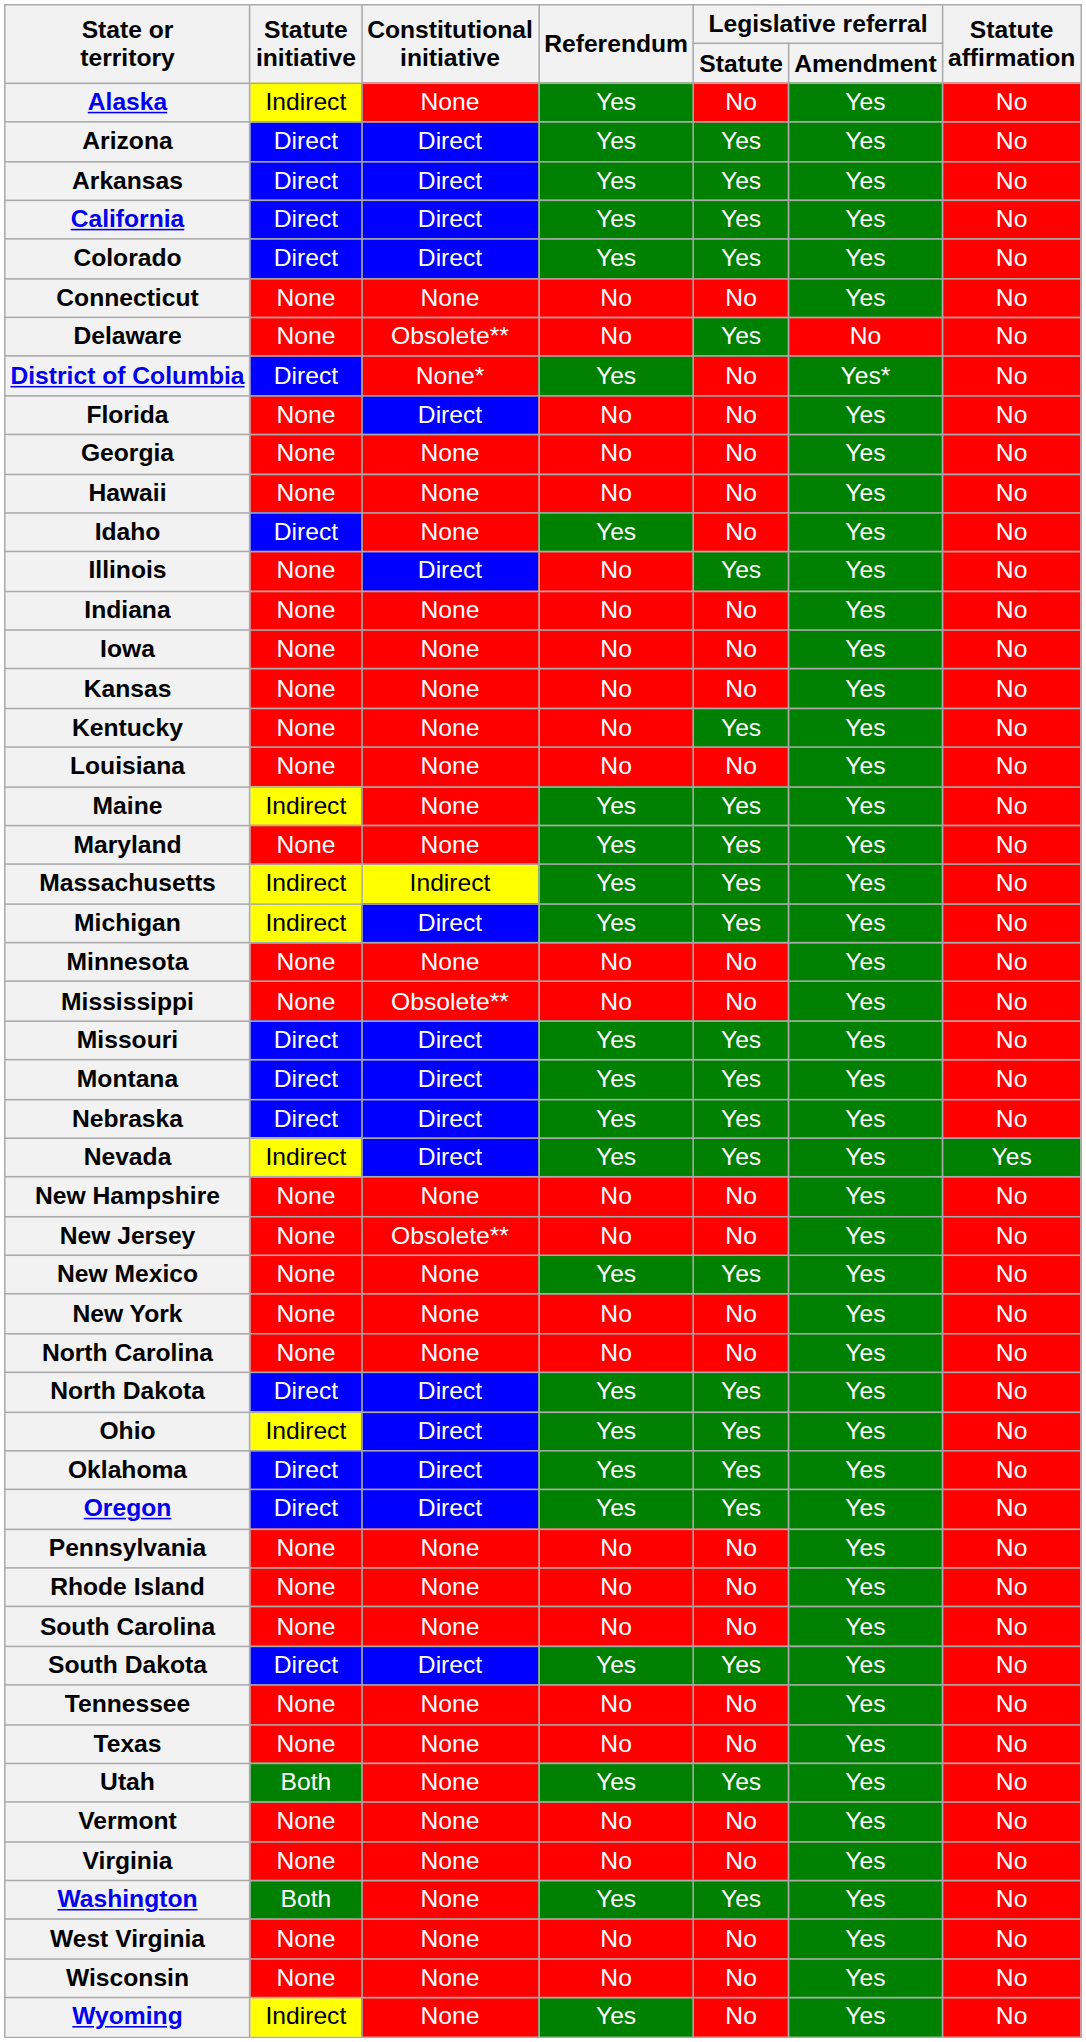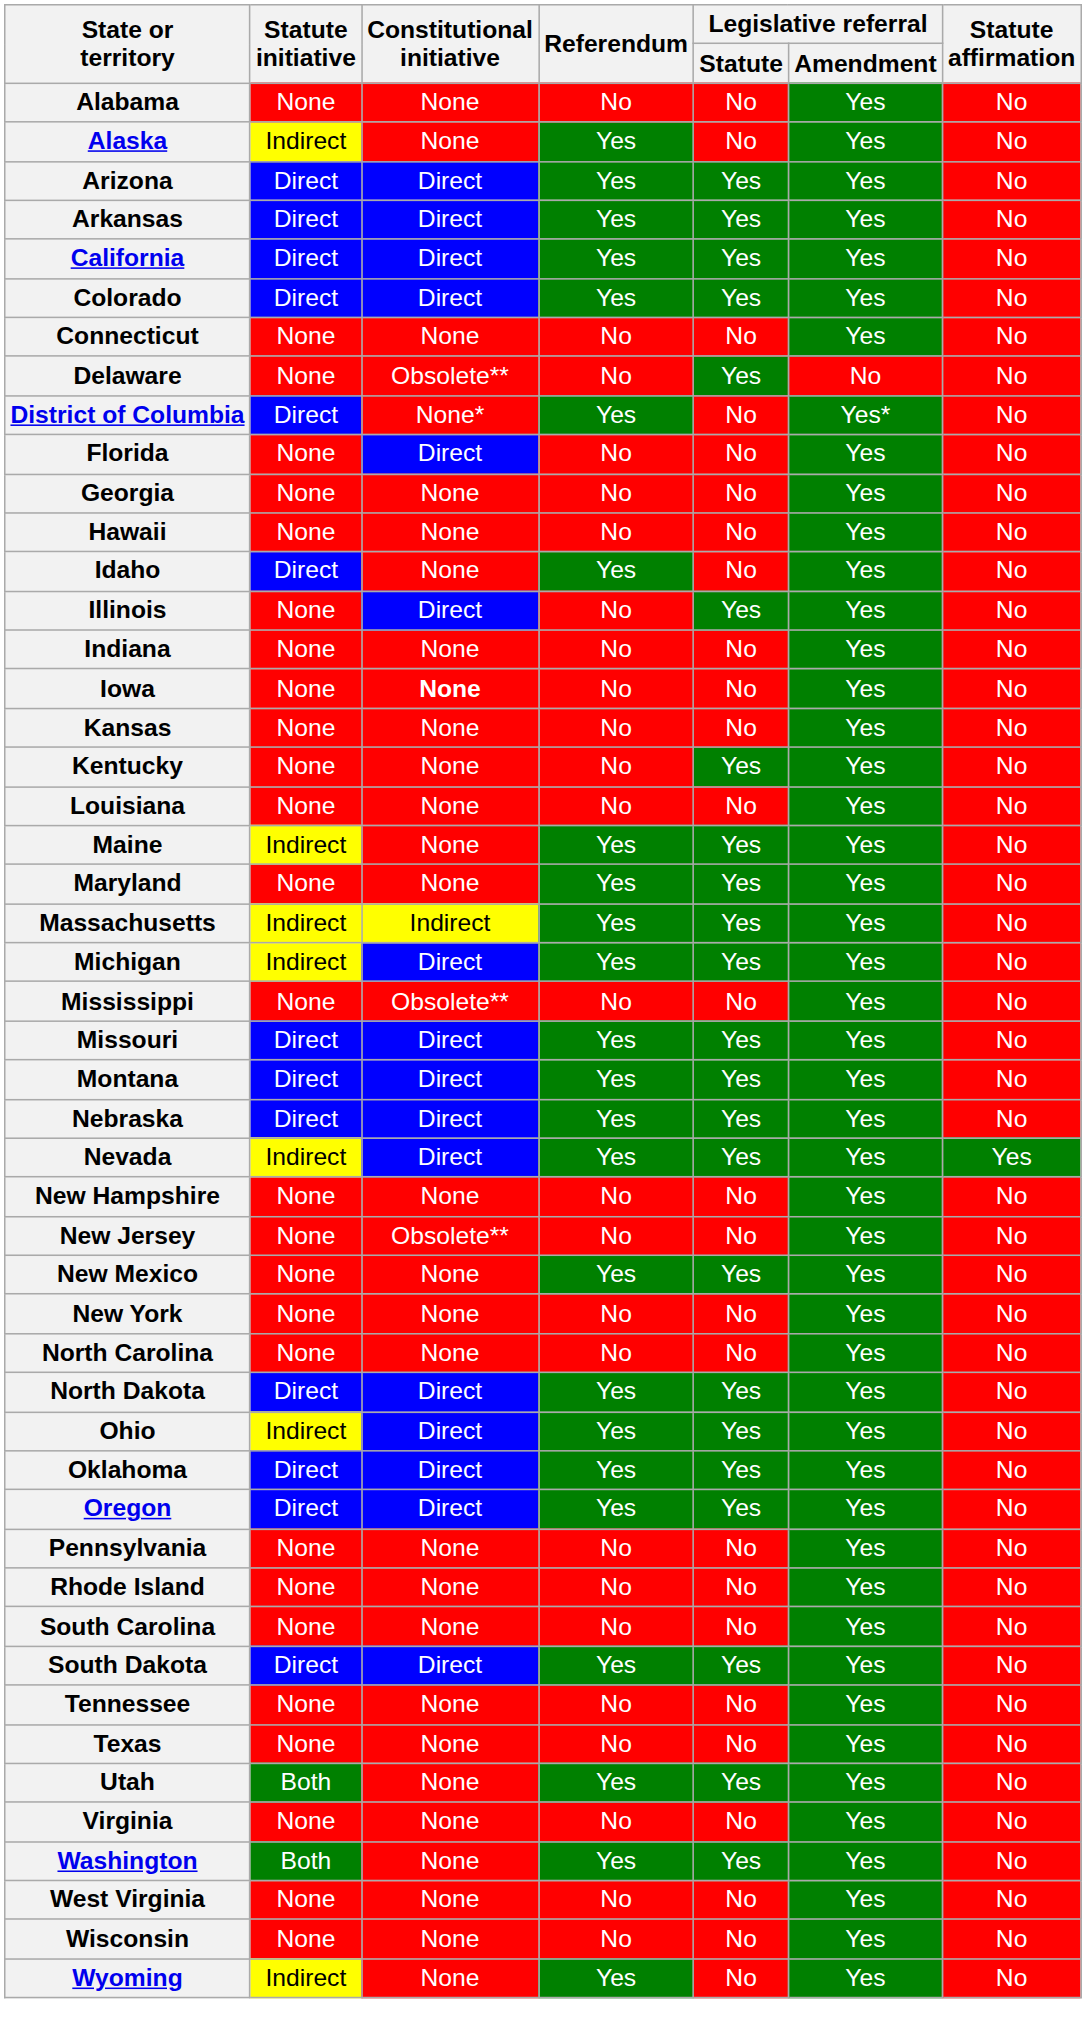+ row: (128, 102)
(450, 649) normal -> (450, 688) bold
- row: (127, 961)
- row: (128, 1821)
